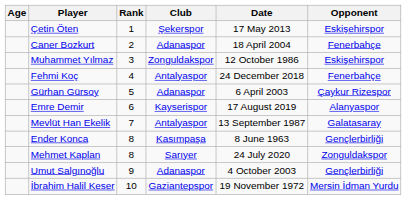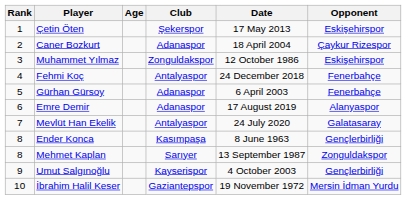columns swapped: (131, 13) <-> (17, 13)
(354, 44) Fenerbahçe -> (354, 44) Çaykur Rizespor
(354, 91) Çaykur Rizespor -> (354, 91) Fenerbahçe
(181, 107) Kayserispor -> (181, 107) Adanaspor
(262, 123) 13 September 1987 -> (262, 123) 24 July 2020
(262, 154) 24 July 2020 -> (262, 154) 13 September 1987
(181, 170) Adanaspor -> (181, 170) Kayserispor
